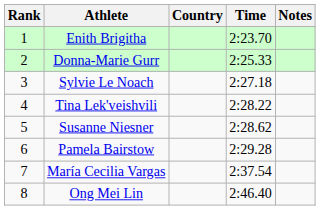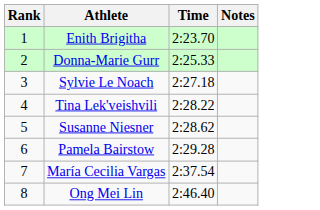- column: (197, 15)
